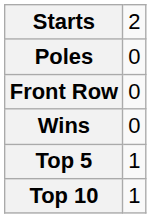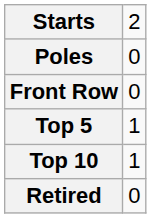- row: (64, 126)
+ row: (64, 195)
